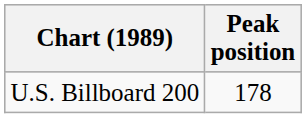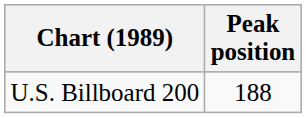(253, 91) 178 -> (253, 91) 188
